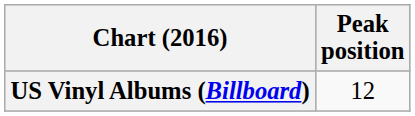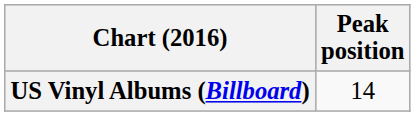(363, 90) 12 -> (363, 90) 14
